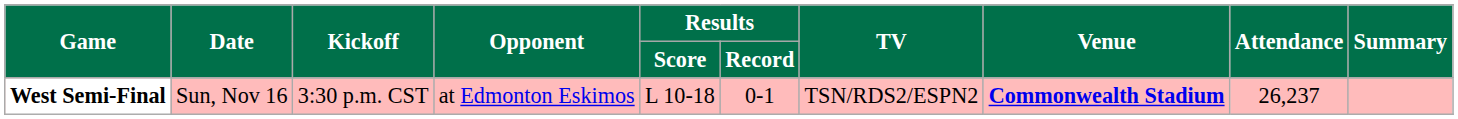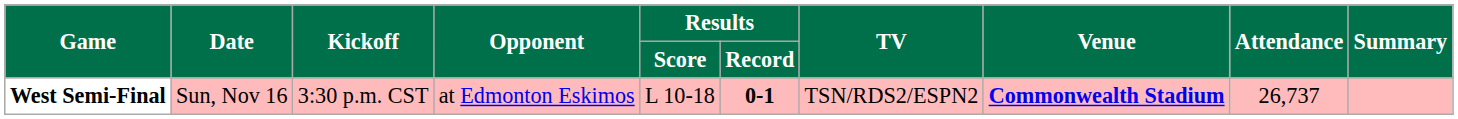(760, 96) normal -> (760, 96) bold
(1289, 96) 26,237 -> (1289, 96) 26,737
